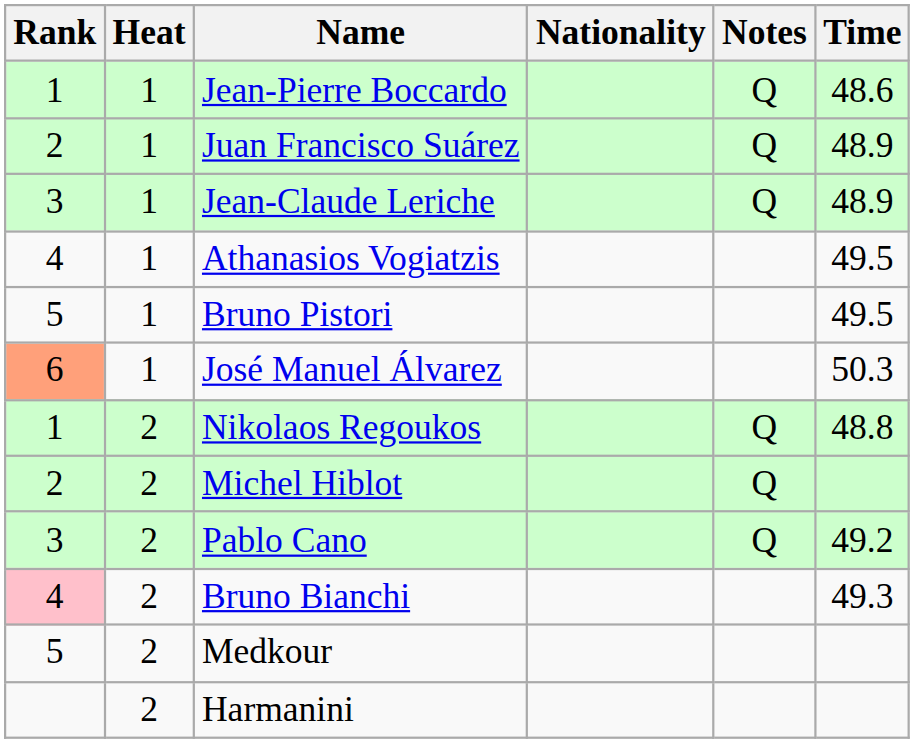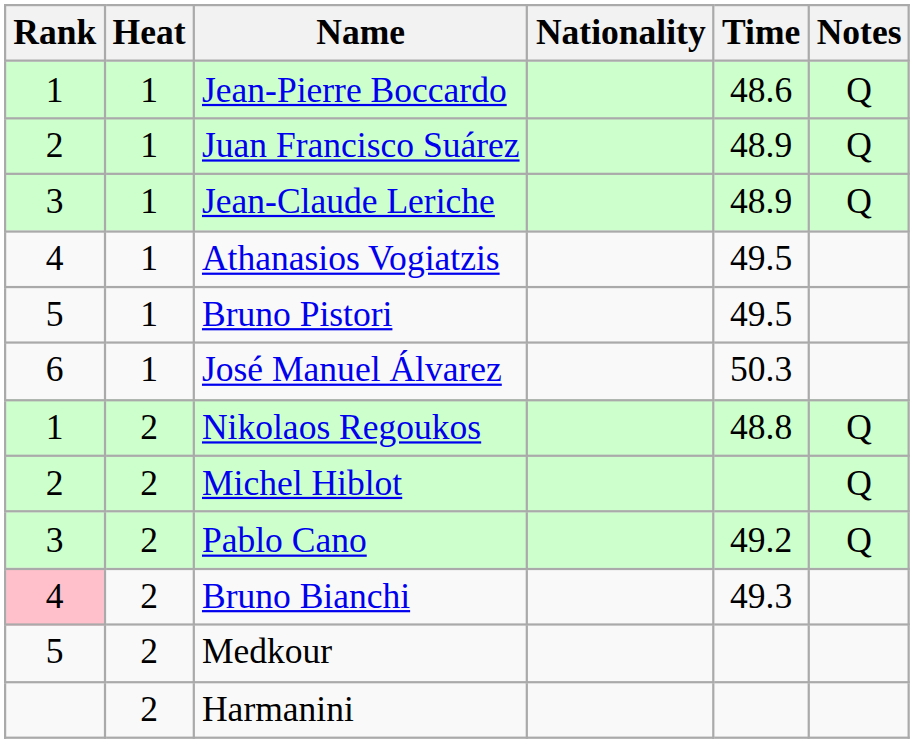columns swapped: (862, 32) <-> (764, 32)
(55, 370) lightsalmon background -> (55, 370) no background
